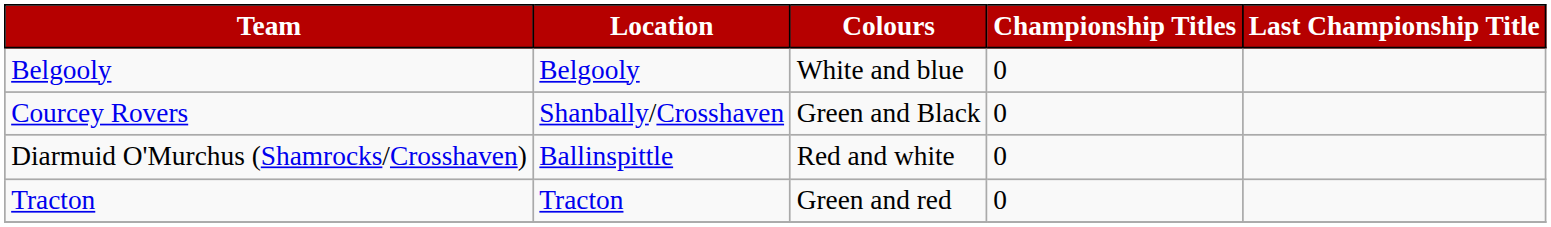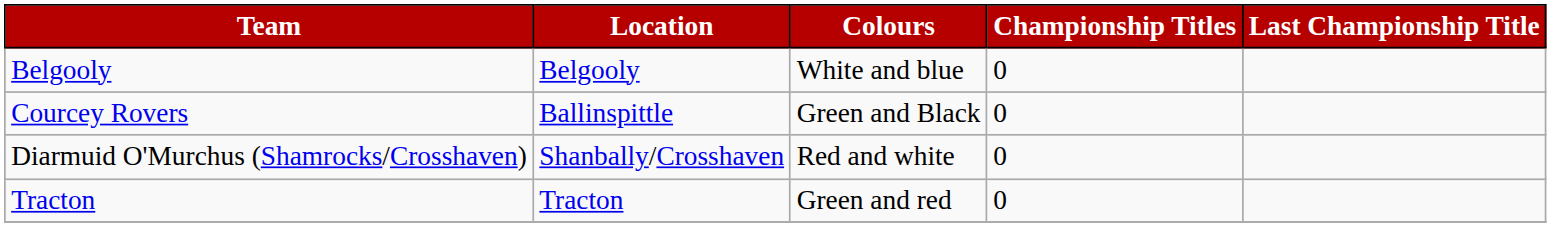(662, 112) Shanbally/Crosshaven -> (606, 112) Ballinspittle
(606, 156) Ballinspittle -> (662, 156) Shanbally/Crosshaven
